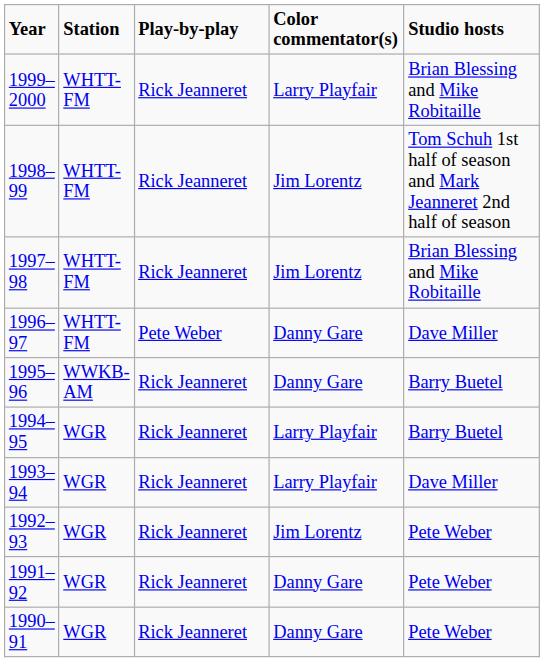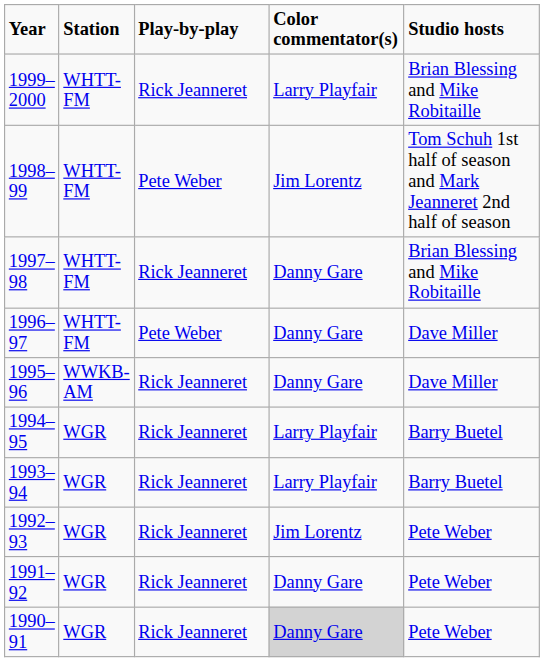(193, 180) Rick Jeanneret -> (180, 180) Pete Weber
(317, 272) Jim Lorentz -> (318, 272) Danny Gare
(455, 382) Barry Buetel -> (453, 382) Dave Miller
(453, 482) Dave Miller -> (455, 482) Barry Buetel
(318, 631) no background -> (318, 631) lightgrey background
